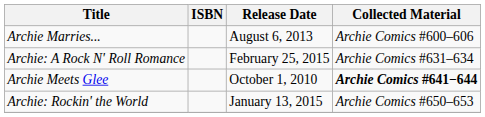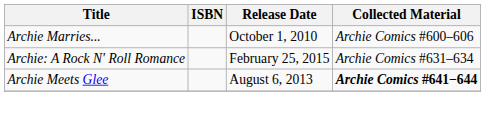(271, 36) August 6, 2013 -> (273, 36) October 1, 2010
(273, 79) October 1, 2010 -> (271, 79) August 6, 2013
- row: (78, 101)
